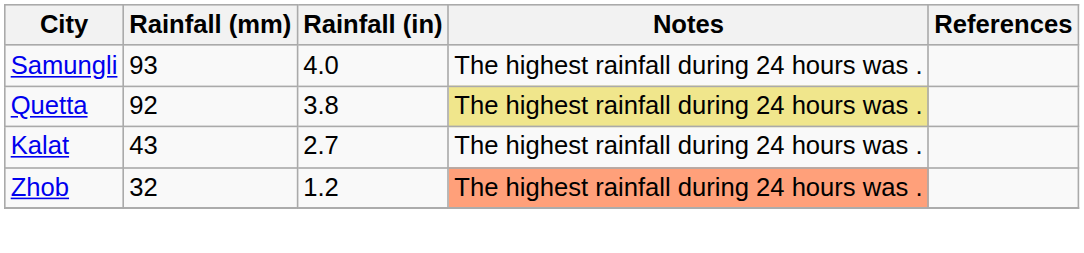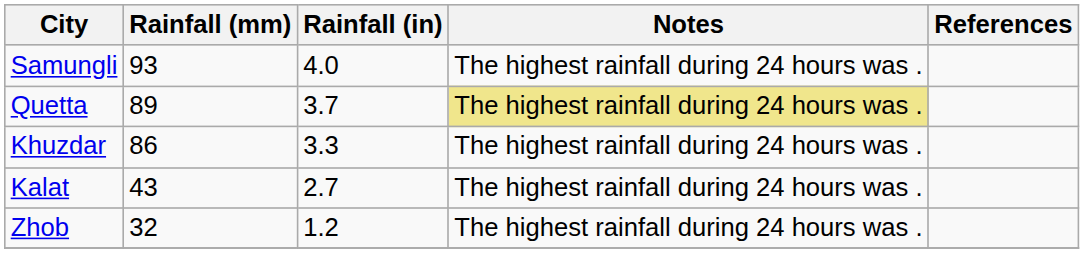(143, 106) 92 -> (143, 106) 89
(321, 106) 3.8 -> (321, 106) 3.7
+ row: (58, 146)
(688, 187) lightsalmon background -> (688, 227) no background
